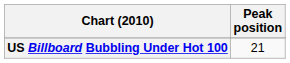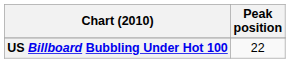(258, 48) 21 -> (258, 48) 22
